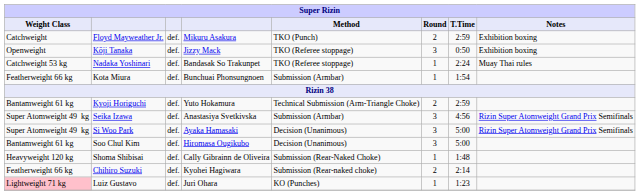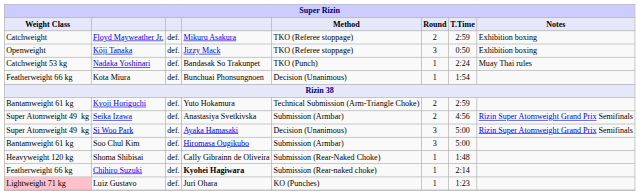(296, 37) TKO (Punch) -> (313, 37) TKO (Referee stoppage)
(313, 64) TKO (Referee stoppage) -> (296, 64) TKO (Punch)
(309, 77) Submission (Armbar) -> (310, 77) Decision (Unanimous)
(435, 117) 3 -> (435, 117) 2
(310, 143) Decision (Unanimous) -> (309, 143) Submission (Armbar)
(212, 170) normal -> (214, 170) bold
(435, 170) 2 -> (435, 170) 1
